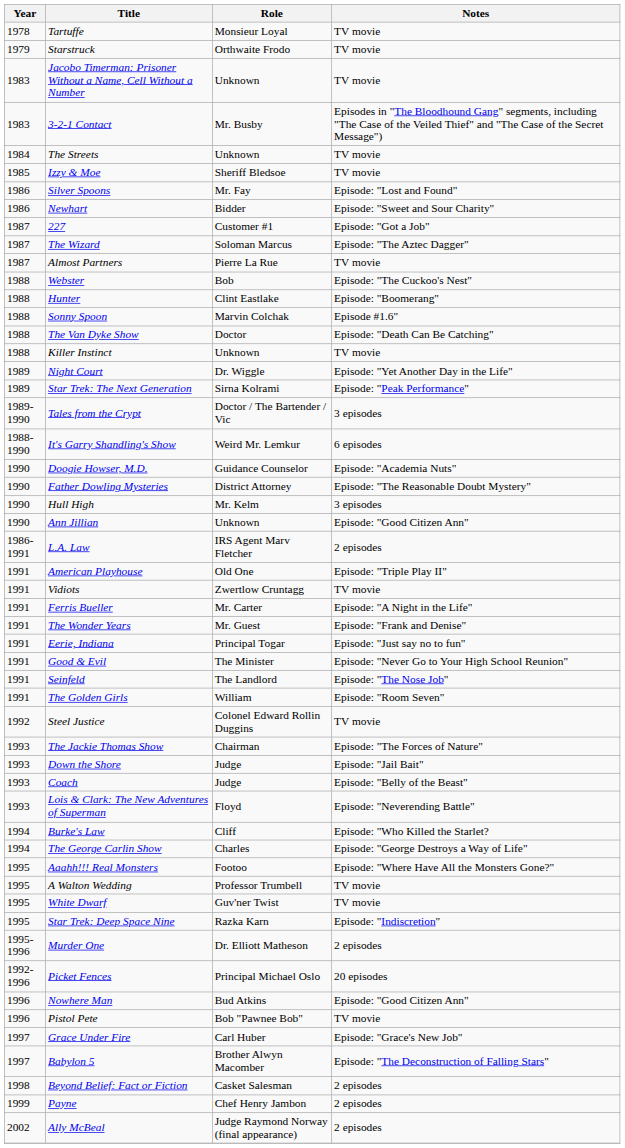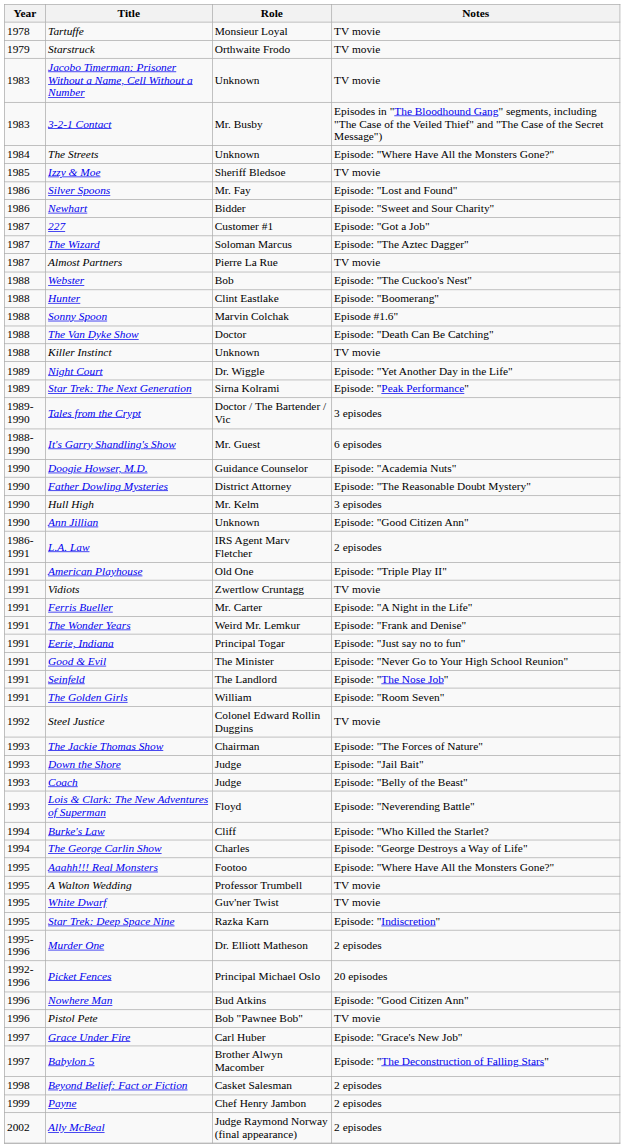(357, 154) TV movie -> (444, 154) Episode: "Where Have All the Monsters Gone?"
(257, 444) Weird Mr. Lemkur -> (237, 444) Mr. Guest
(237, 625) Mr. Guest -> (257, 625) Weird Mr. Lemkur
